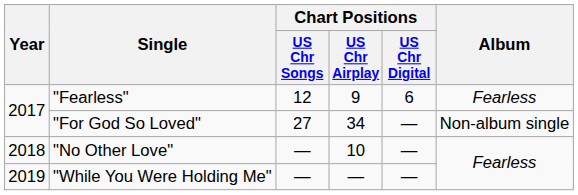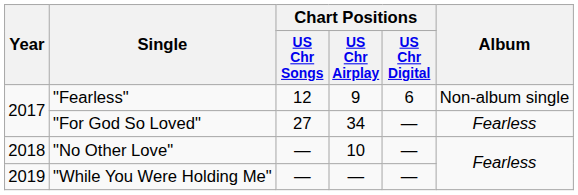(504, 97) Fearless -> (504, 97) Non-album single
(504, 123) Non-album single -> (504, 123) Fearless
